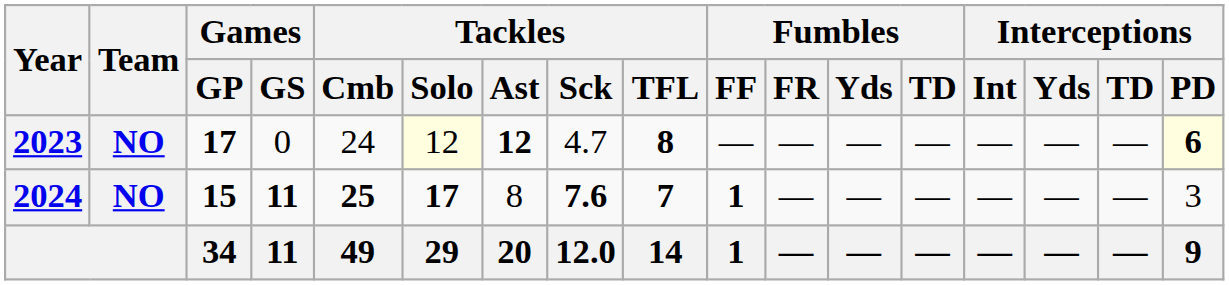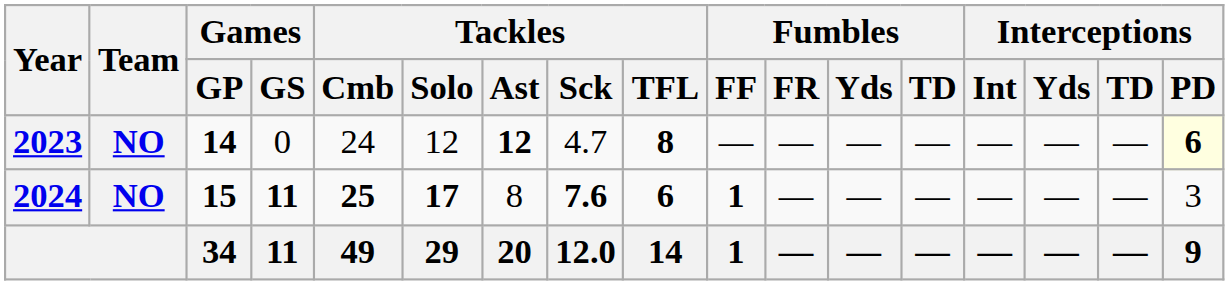(219, 141) 17 -> (219, 141) 14
(442, 141) lightyellow background -> (442, 141) no background
(665, 196) 7 -> (665, 196) 6
